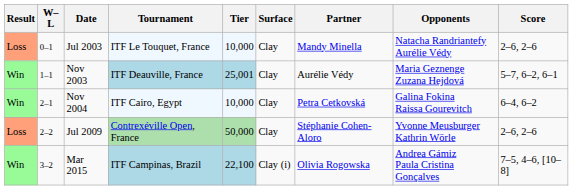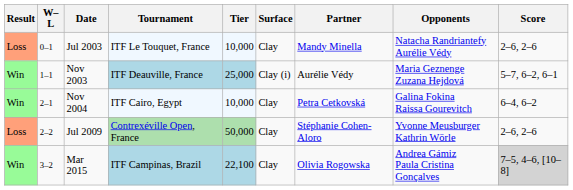(239, 74) 25,001 -> (239, 74) 25,000
(268, 74) Clay -> (274, 74) Clay (i)
(274, 165) Clay (i) -> (268, 165) Clay
(531, 165) no background -> (531, 165) lightgrey background
